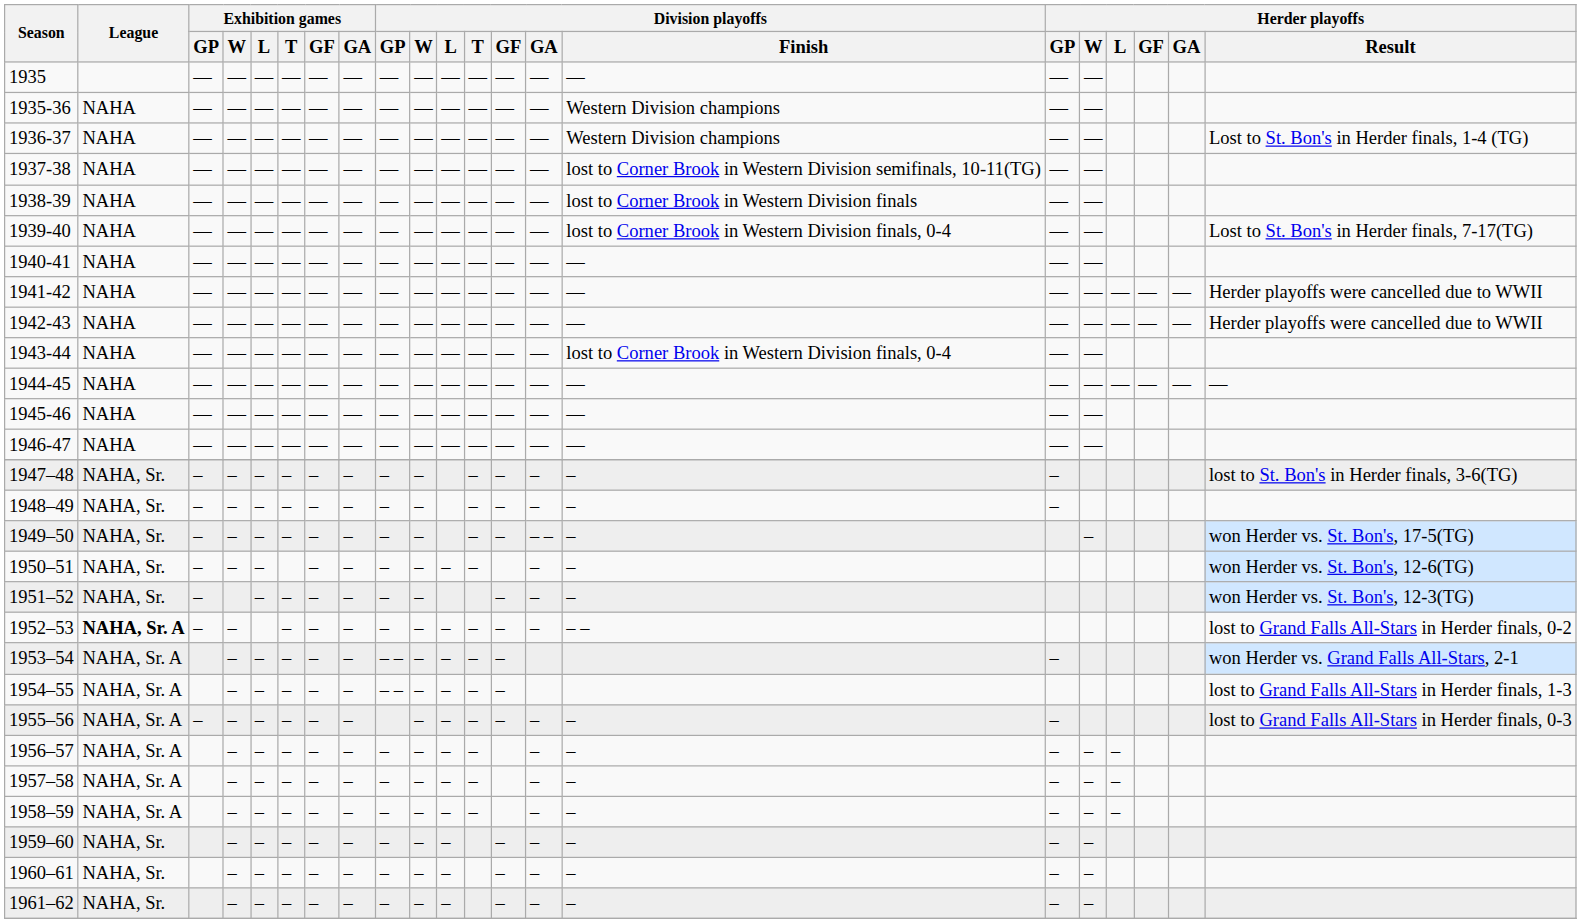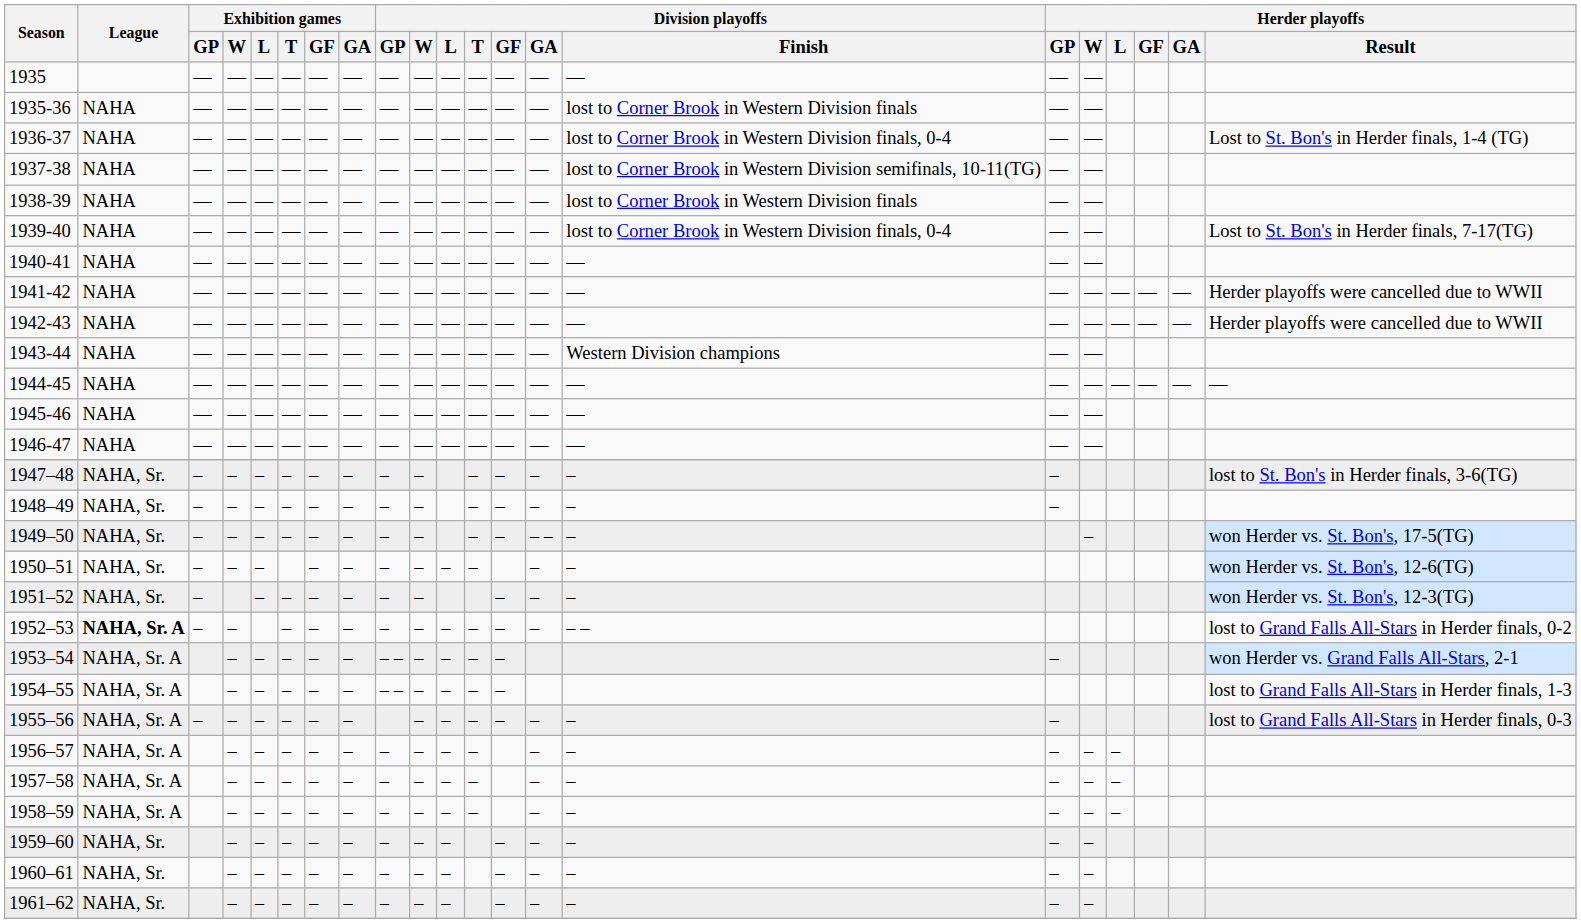(673, 108) Western Division champions -> (742, 108) lost to Corner Brook in Western Division finals
(673, 138) Western Division champions -> (759, 138) lost to Corner Brook in Western Division finals, 0-4
(759, 352) lost to Corner Brook in Western Division finals, 0-4 -> (673, 352) Western Division champions
